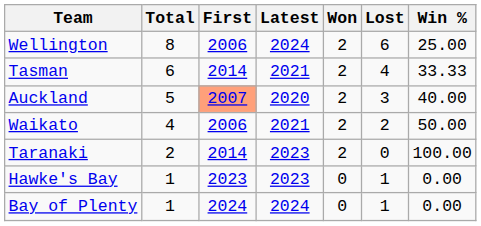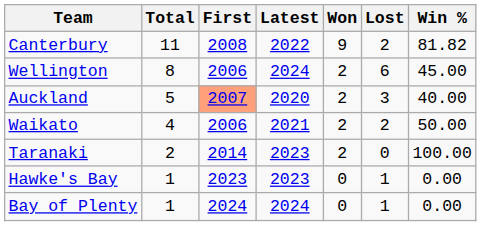+ row: (58, 45)
(442, 45) 25.00 -> (442, 72) 45.00
- row: (38, 72)
